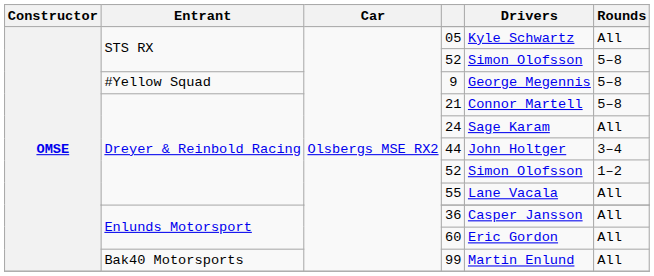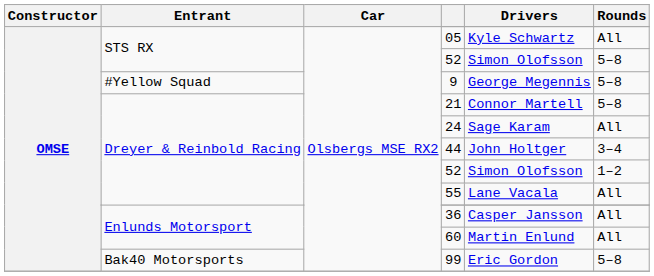(513, 238) Eric Gordon -> (521, 238) Martin Enlund
(521, 260) Martin Enlund -> (513, 260) Eric Gordon
(610, 260) All -> (610, 260) 5–8
